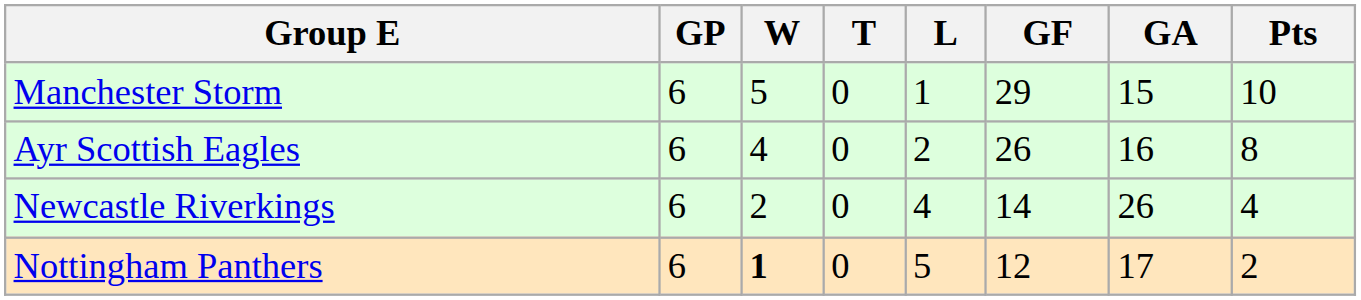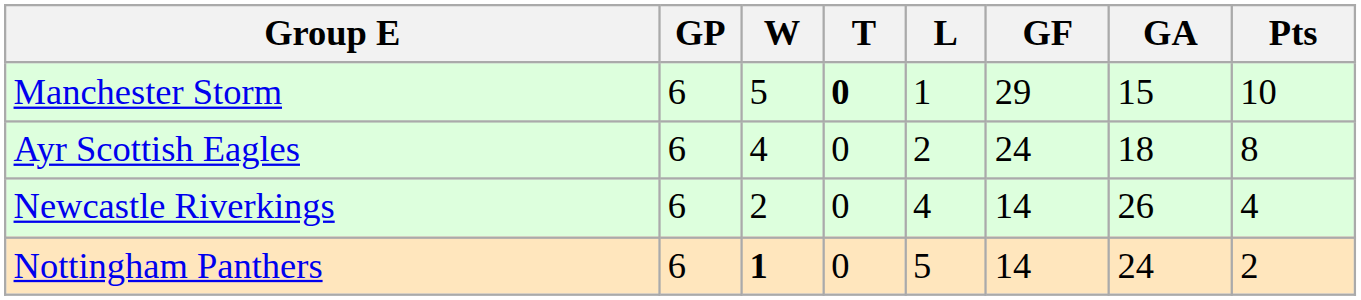(840, 91) normal -> (840, 91) bold
(1013, 149) 26 -> (1013, 149) 24
(1136, 149) 16 -> (1136, 149) 18
(1013, 264) 12 -> (1013, 264) 14
(1136, 264) 17 -> (1136, 264) 24
